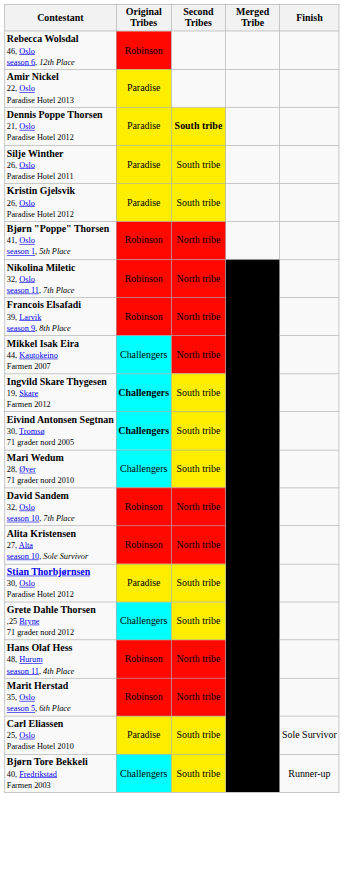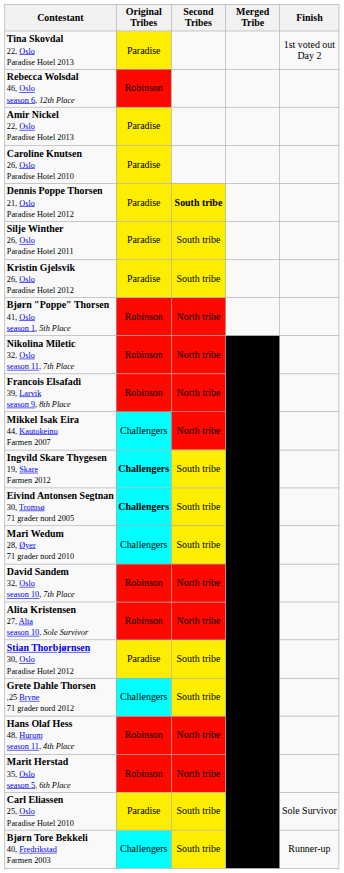+ row: (40, 50)
+ row: (44, 164)
